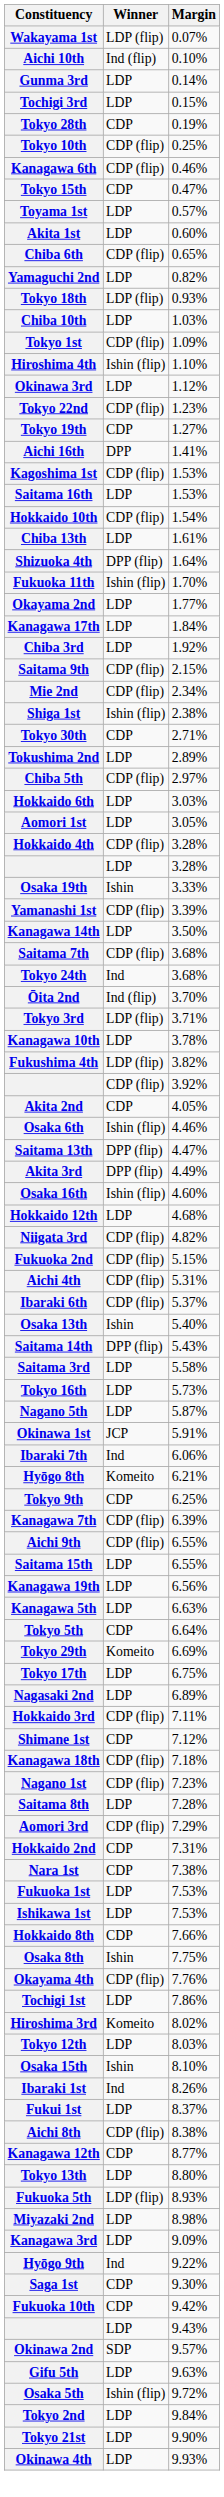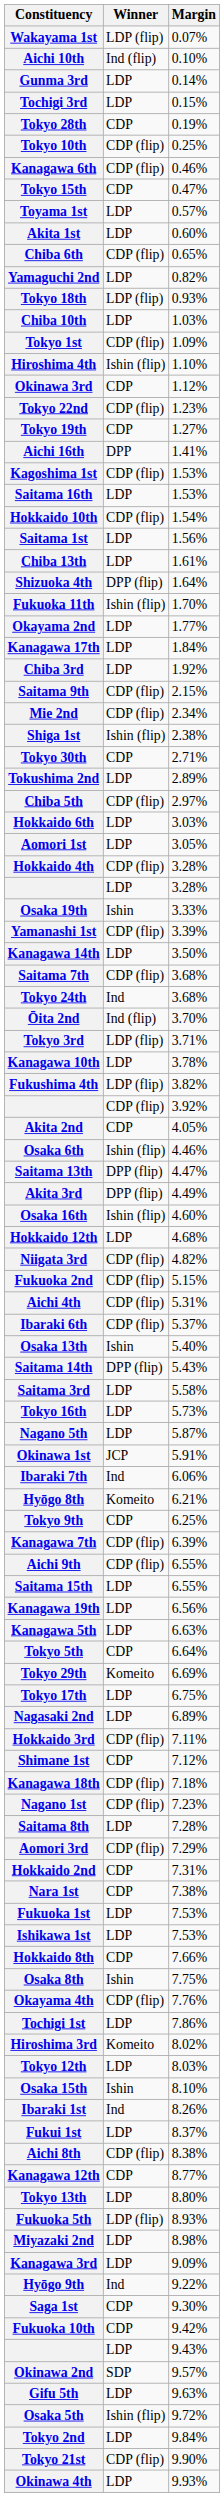(119, 386) LDP -> (119, 386) CDP
+ row: (54, 539)
(119, 2437) LDP -> (135, 2459) CDP (flip)
